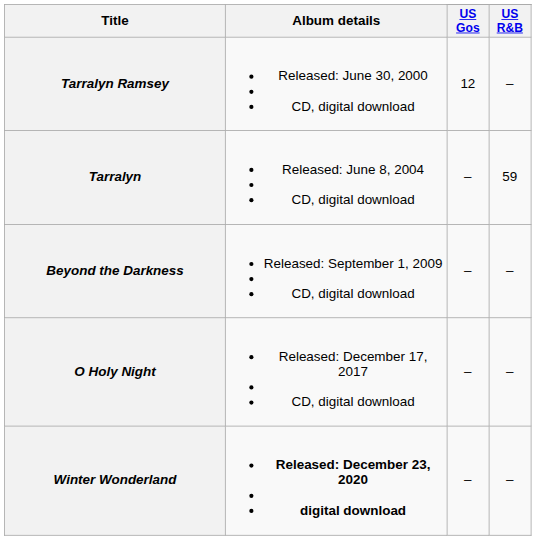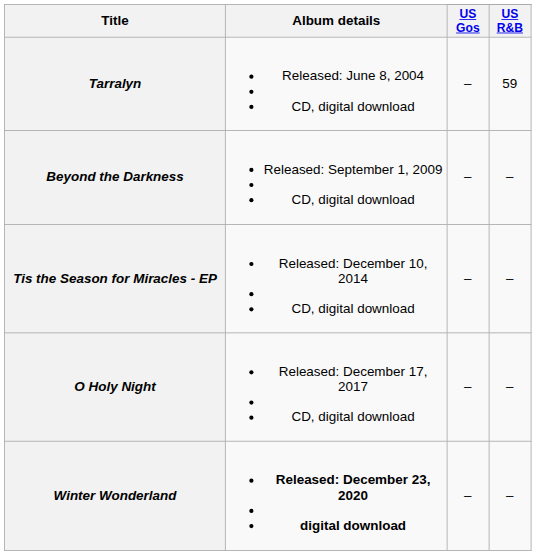- row: (115, 83)
+ row: (115, 278)
